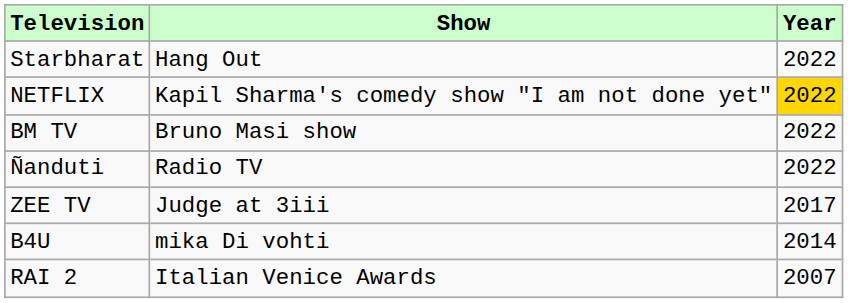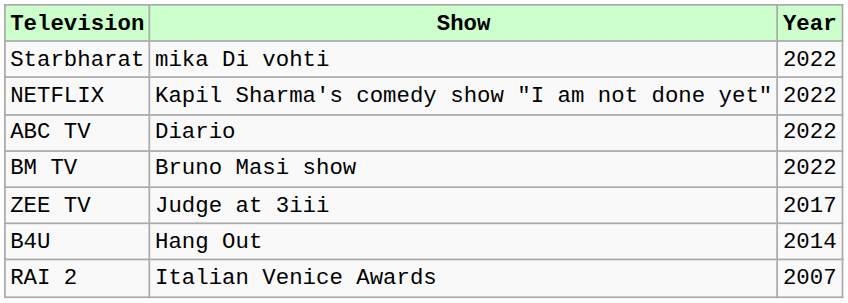(209, 60) Hang Out -> (242, 60) mika Di vohti
(810, 96) gold background -> (810, 96) no background
+ row: (50, 132)
- row: (57, 169)
(242, 242) mika Di vohti -> (209, 242) Hang Out
